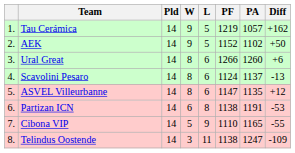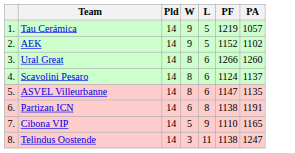- column: (278, 12)
